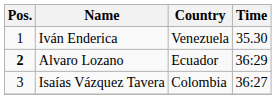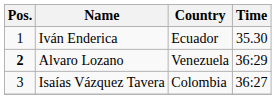(200, 37) Venezuela -> (195, 37) Ecuador
(195, 60) Ecuador -> (200, 60) Venezuela
